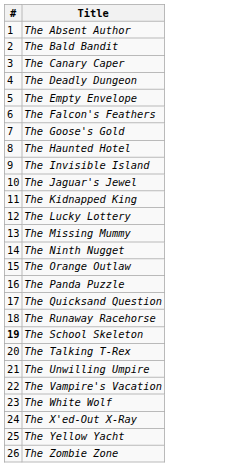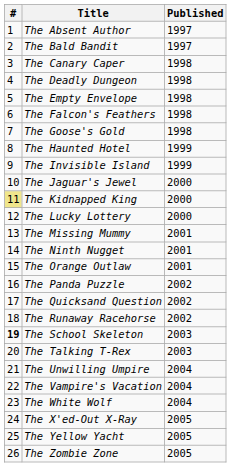+ column: (195, 13)
(13, 199) no background -> (13, 199) khaki background
